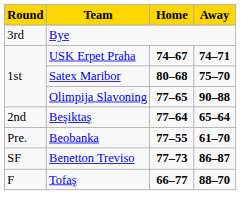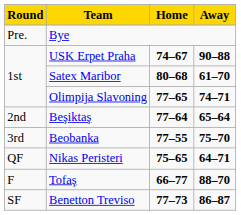(16, 35) 3rd -> (17, 35) Pre.
(215, 56) 74–71 -> (215, 56) 90–88
(215, 76) 75–70 -> (215, 76) 61–70
(215, 97) 90–88 -> (215, 97) 74–71
(17, 138) Pre. -> (16, 138) 3rd
(215, 138) 61–70 -> (215, 138) 75–70
+ row: (86, 158)
rows swapped: (92, 158) <-> (63, 179)
